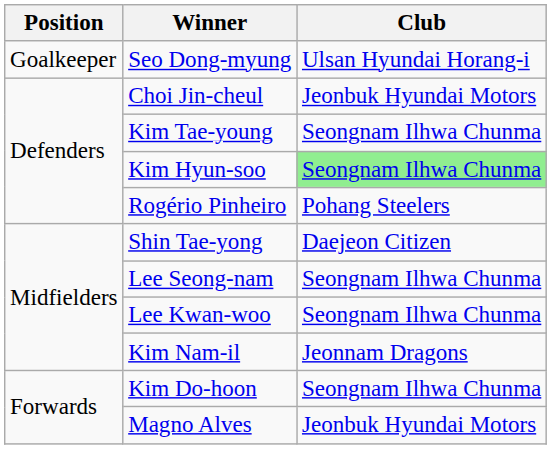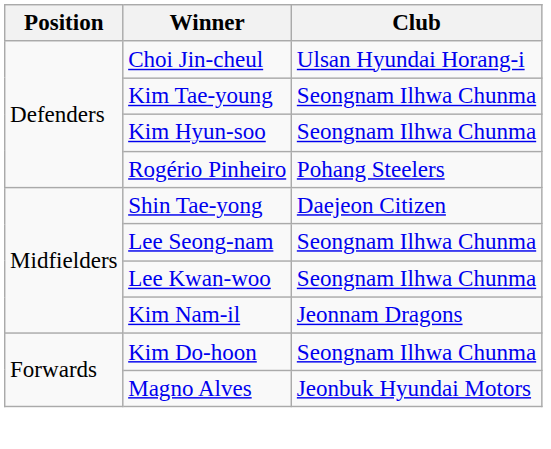- row: (210, 59)
(419, 95) Jeonbuk Hyundai Motors -> (411, 59) Ulsan Hyundai Horang-i
(422, 168) lightgreen background -> (417, 132) no background
